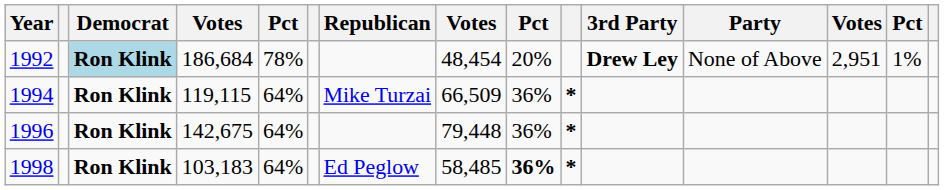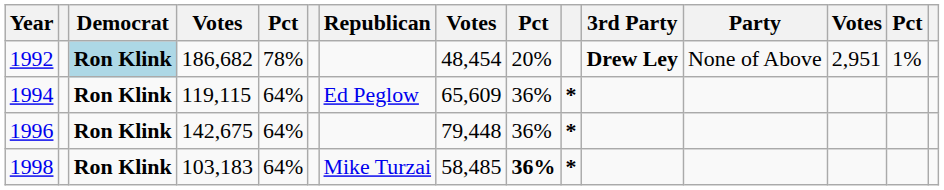(217, 58) 186,684 -> (217, 58) 186,682
(377, 94) Mike Turzai -> (371, 94) Ed Peglow
(471, 94) 66,509 -> (471, 94) 65,609
(371, 166) Ed Peglow -> (377, 166) Mike Turzai
